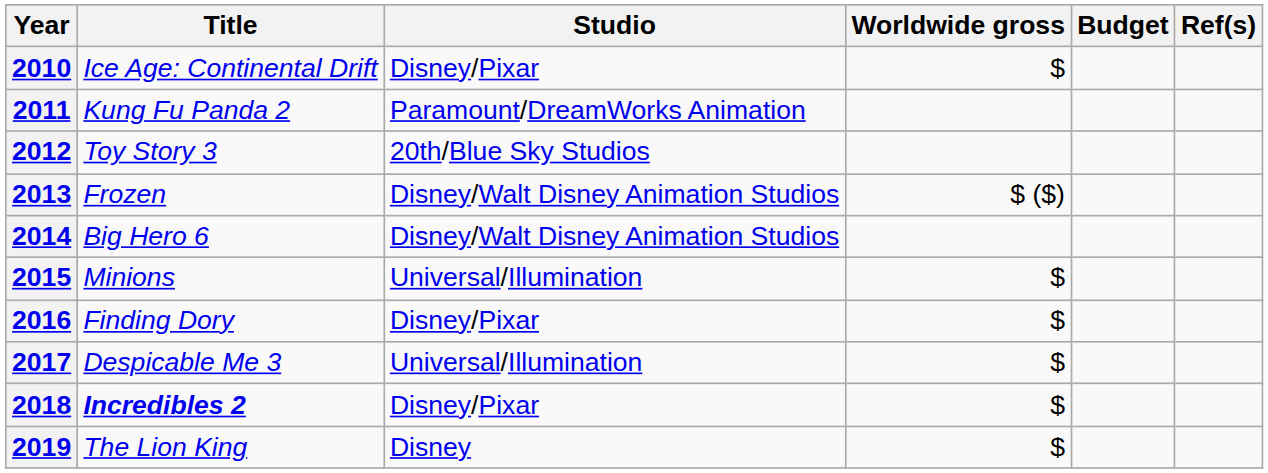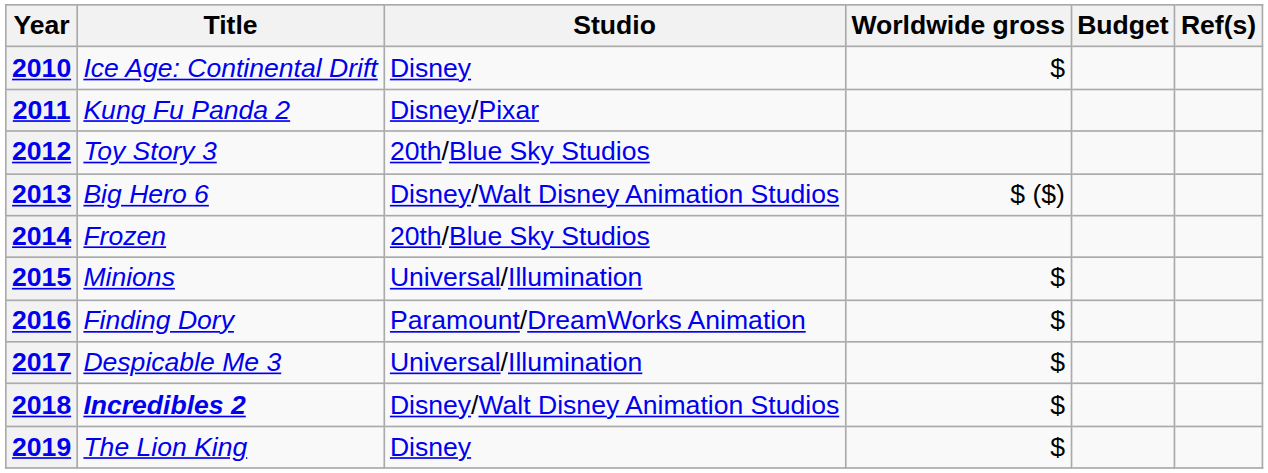(464, 67) Disney/Pixar -> (431, 67) Disney
(598, 109) Paramount/DreamWorks Animation -> (464, 109) Disney/Pixar
(125, 194) Frozen -> (146, 194) Big Hero 6
(146, 236) Big Hero 6 -> (125, 236) Frozen
(615, 236) Disney/Walt Disney Animation Studios -> (520, 236) 20th/Blue Sky Studios
(464, 320) Disney/Pixar -> (598, 320) Paramount/DreamWorks Animation
(464, 404) Disney/Pixar -> (615, 404) Disney/Walt Disney Animation Studios
